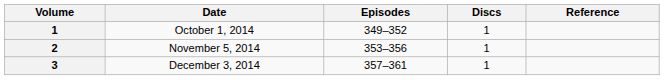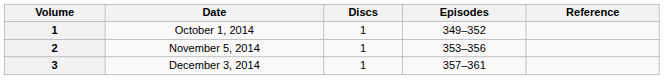columns swapped: (487, 13) <-> (385, 13)
